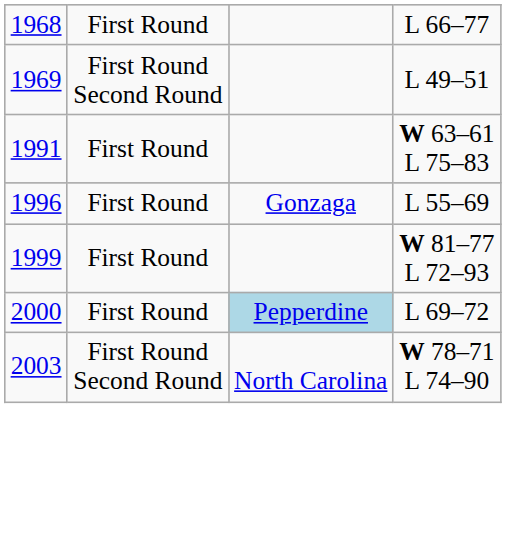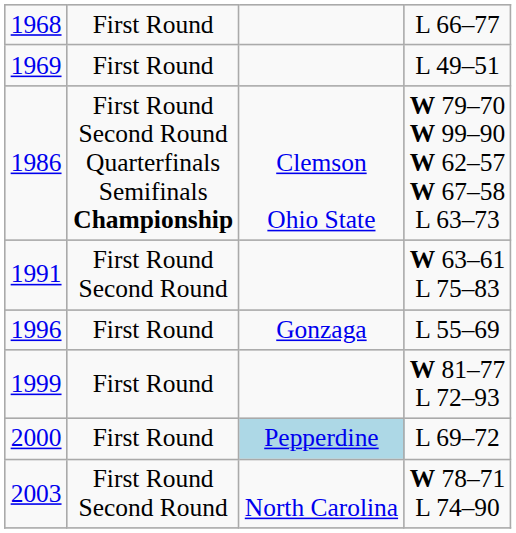(148, 79) First Round Second Round -> (153, 65) First Round
+ row: (458, 162)
(148, 148) First Round -> (153, 274) First Round Second Round
